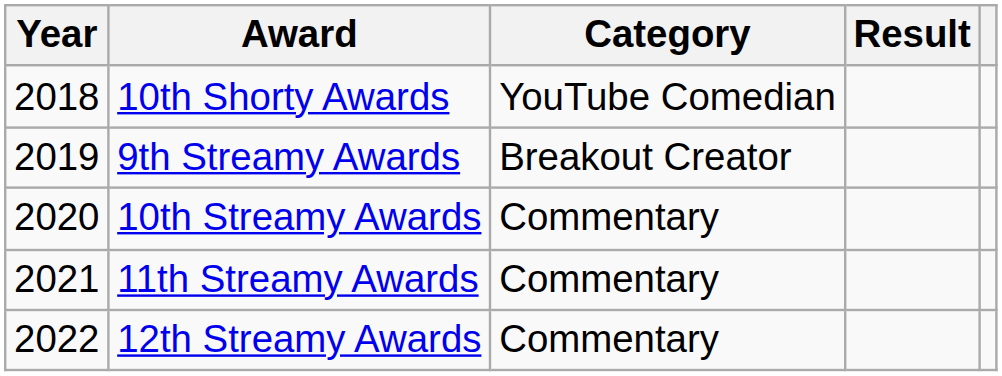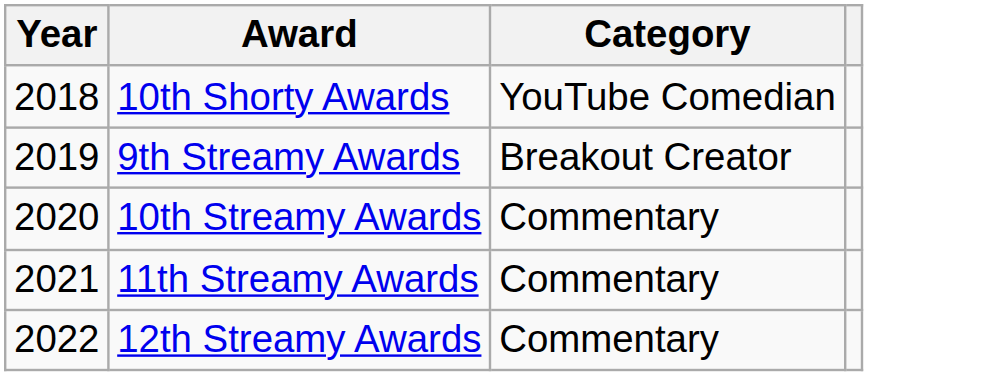- column: (912, 34)
